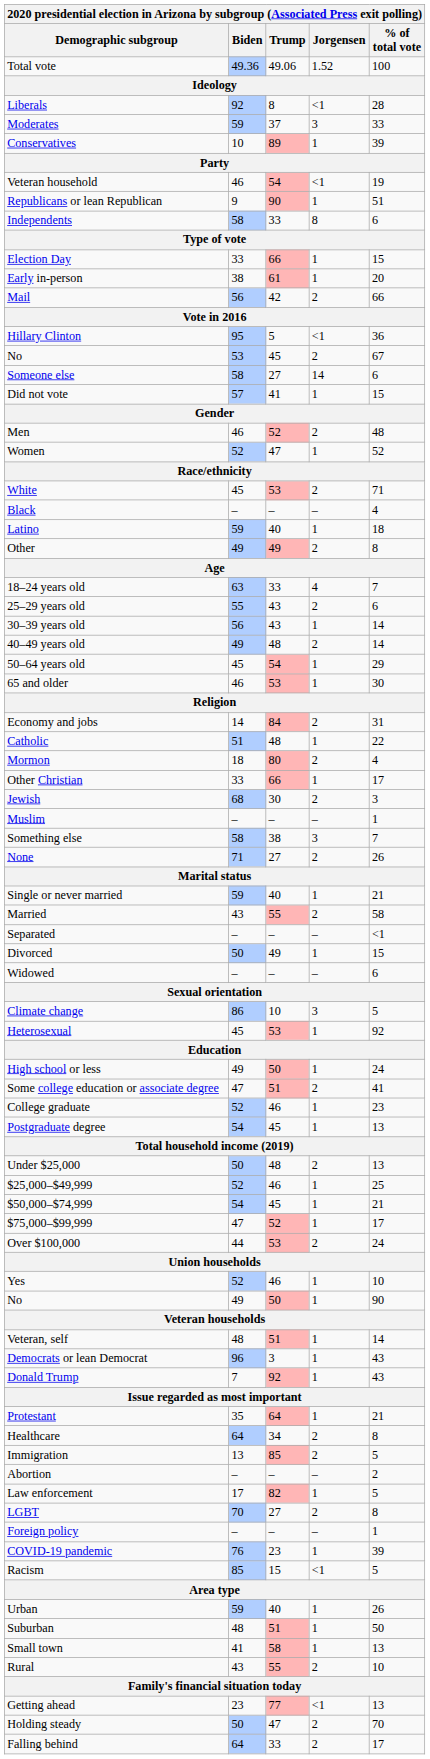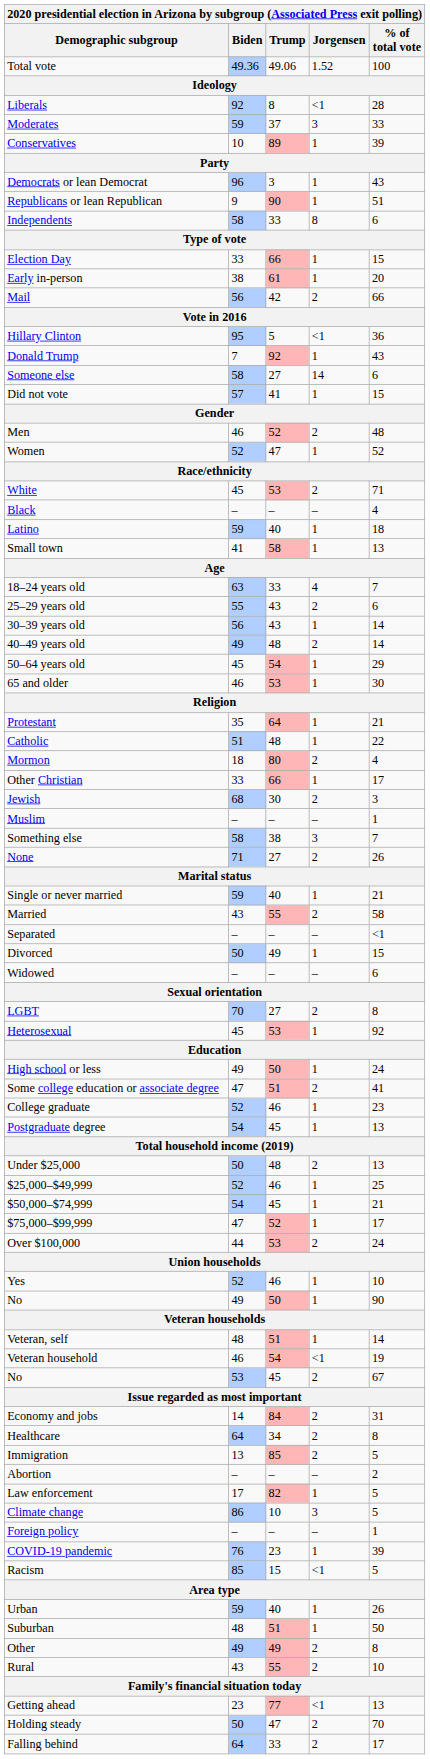rows swapped: (77, 1358) <-> (52, 182)
rows swapped: (43, 1377) <-> (15, 355)
rows swapped: (21, 548) <-> (35, 1647)
rows swapped: (32, 1416) <-> (52, 722)
rows swapped: (23, 1512) <-> (45, 1011)
